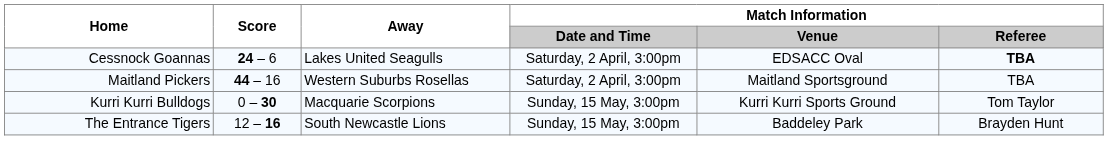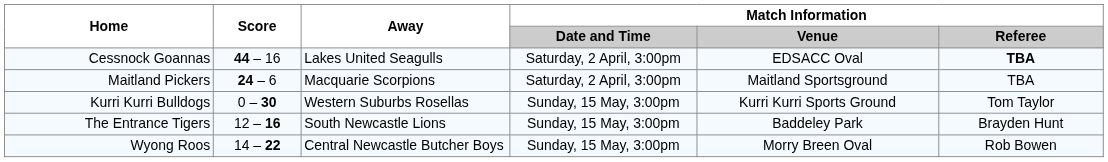(257, 58) 24 – 6 -> (257, 58) 44 – 16
(257, 80) 44 – 16 -> (257, 80) 24 – 6
(386, 80) Western Suburbs Rosellas -> (370, 80) Macquarie Scorpions
(370, 102) Macquarie Scorpions -> (386, 102) Western Suburbs Rosellas
+ row: (170, 145)
